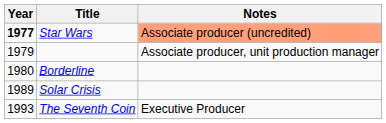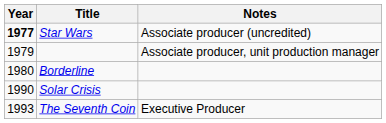(226, 33) lightsalmon background -> (226, 33) no background
(20, 90) 1989 -> (20, 90) 1990
